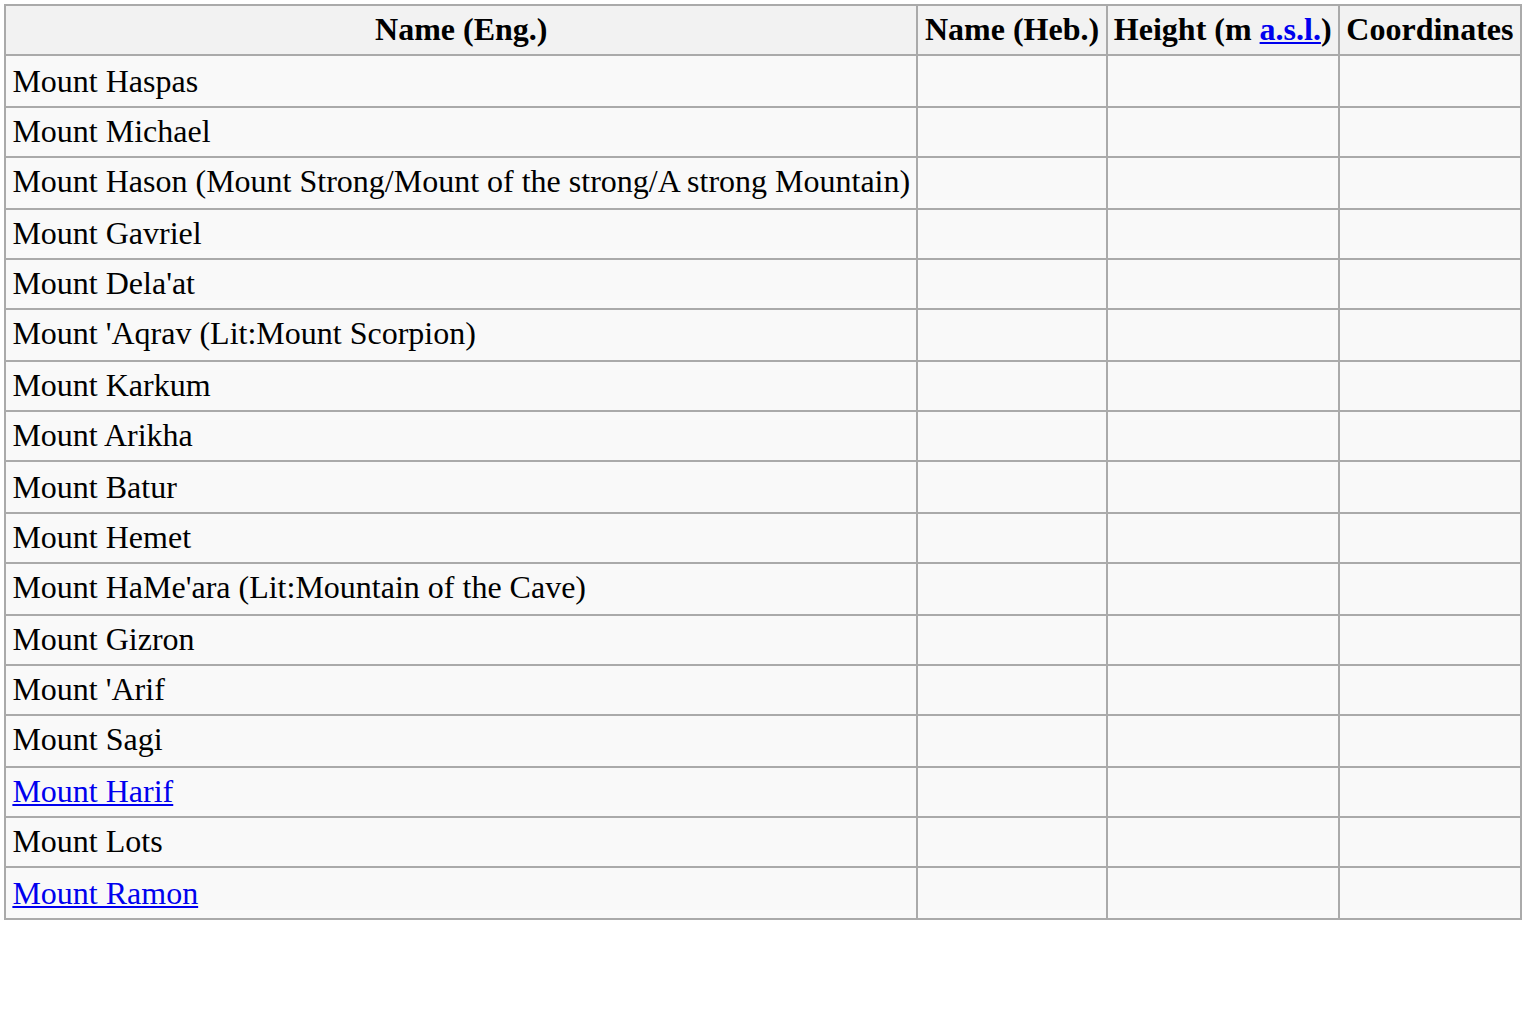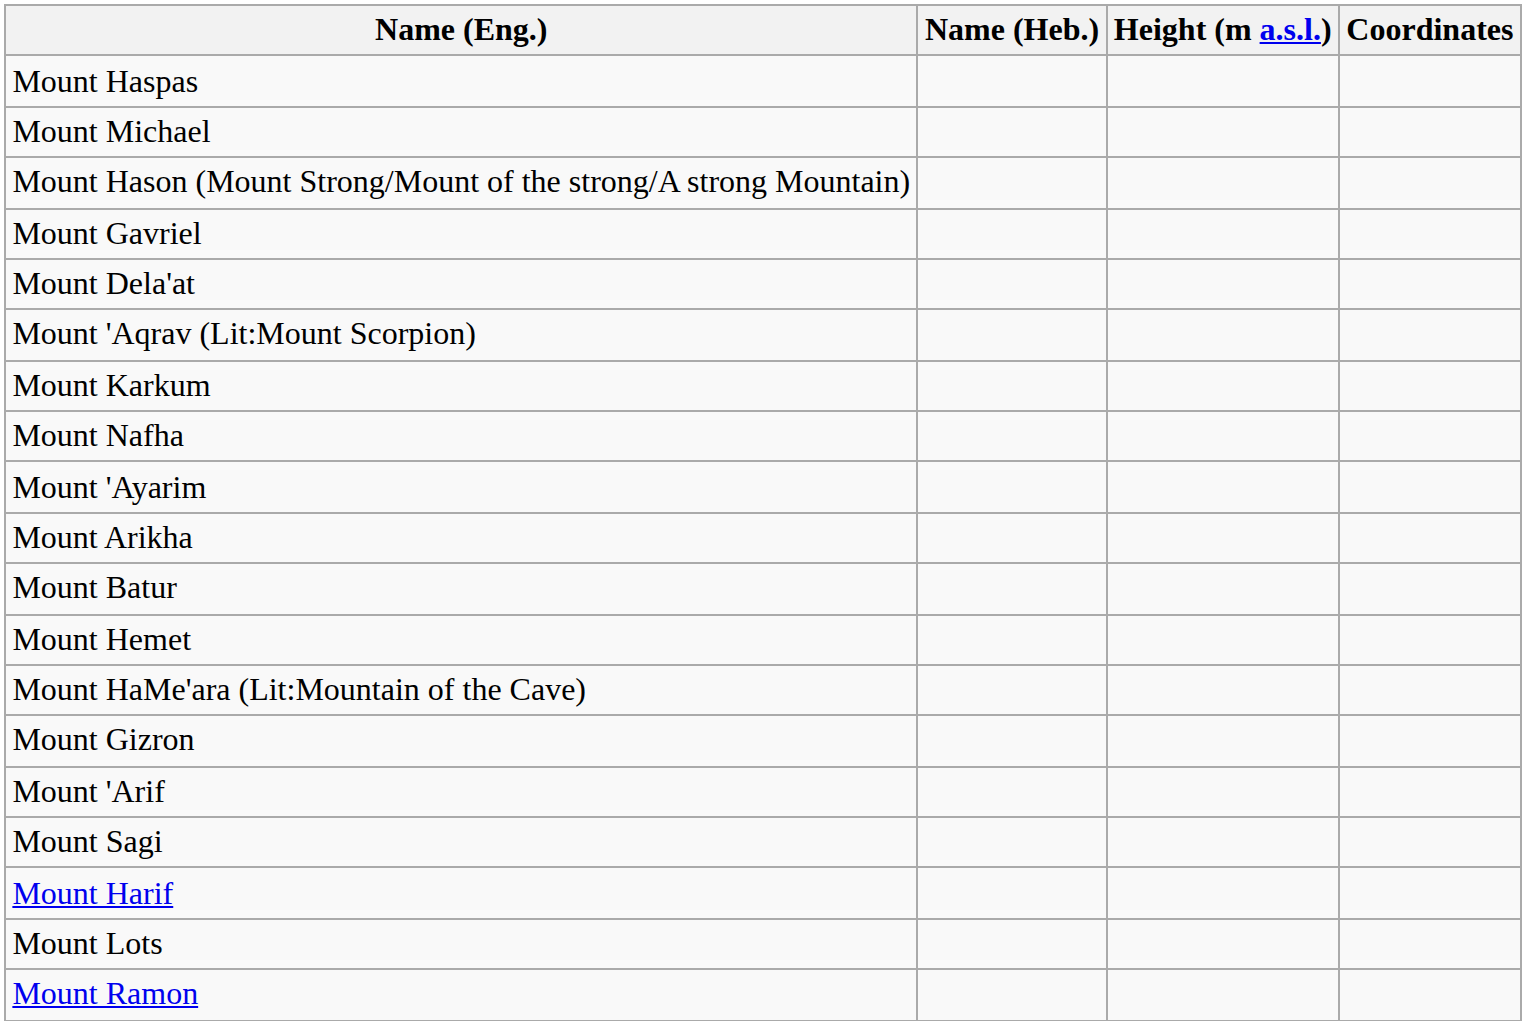+ row: (98, 435)
+ row: (109, 486)
